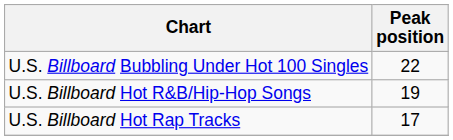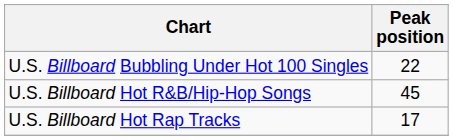(410, 93) 19 -> (410, 93) 45
